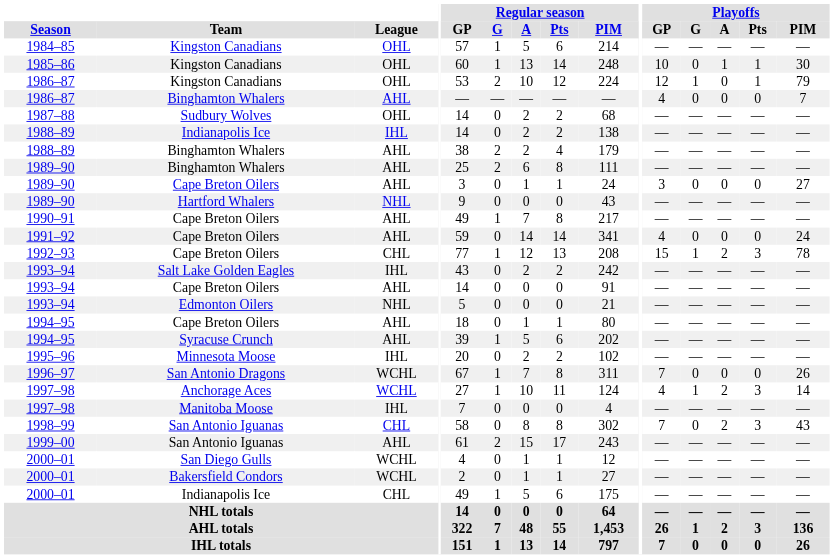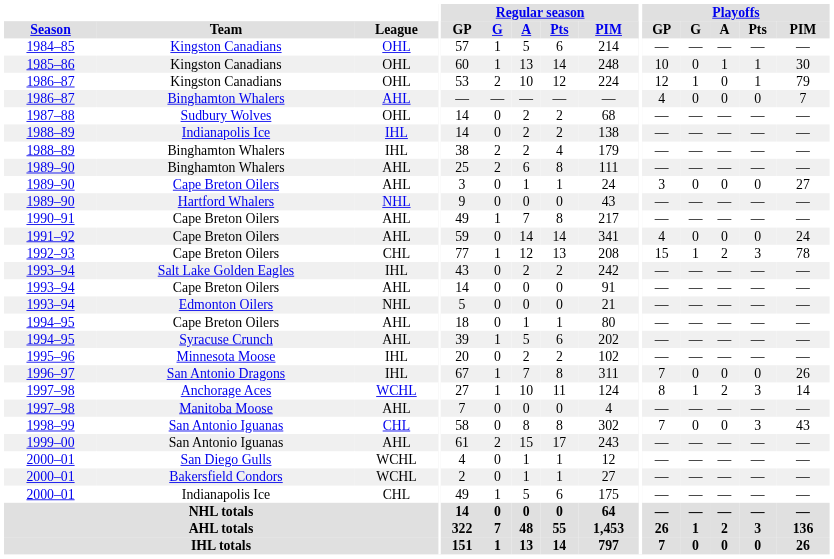(396, 150) AHL -> (396, 150) IHL
(396, 373) WCHL -> (396, 373) IHL
(662, 391) 4 -> (662, 391) 8
(396, 408) IHL -> (396, 408) AHL
(724, 425) 2 -> (724, 425) 0
